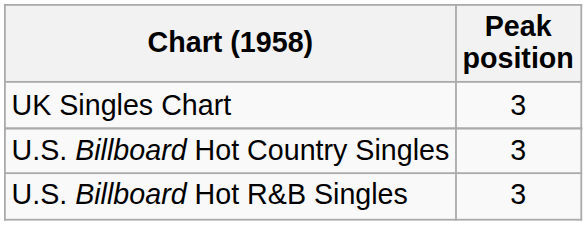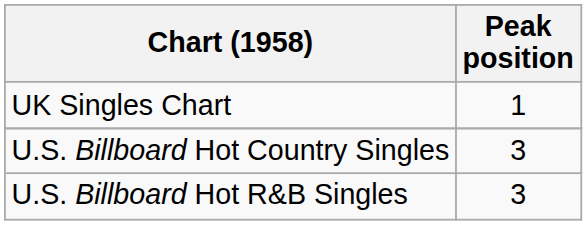(518, 104) 3 -> (518, 104) 1
